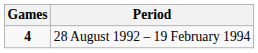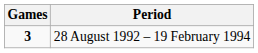(28, 36) 4 -> (28, 36) 3
